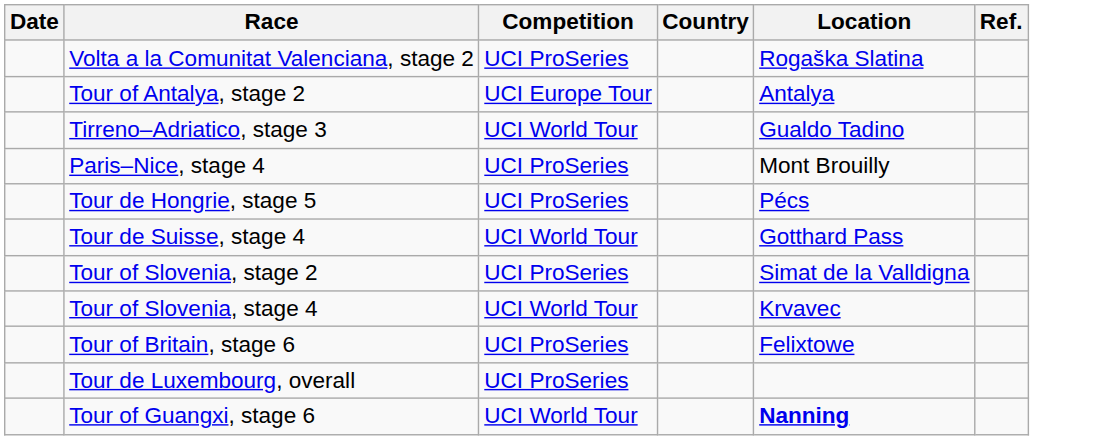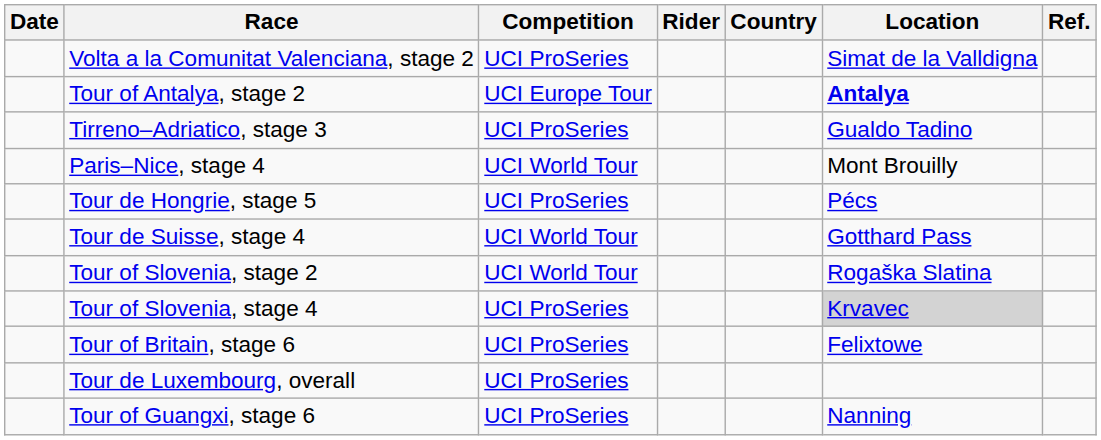+ column: (691, 22)
(841, 58) Rogaška Slatina -> (932, 58) Simat de la Valldigna
(797, 93) normal -> (868, 93) bold
(561, 129) UCI World Tour -> (556, 129) UCI ProSeries
(556, 165) UCI ProSeries -> (561, 165) UCI World Tour
(556, 272) UCI ProSeries -> (561, 272) UCI World Tour
(864, 272) Simat de la Valldigna -> (909, 272) Rogaška Slatina
(561, 308) UCI World Tour -> (556, 308) UCI ProSeries
(800, 308) no background -> (868, 308) lightgrey background
(561, 415) UCI World Tour -> (556, 415) UCI ProSeries
(804, 415) bold -> (869, 415) normal
